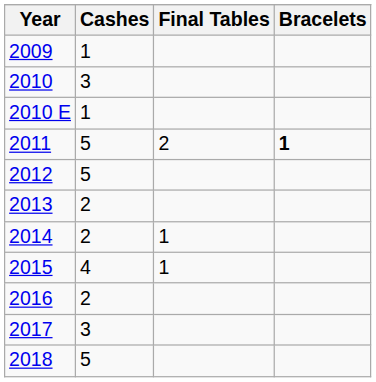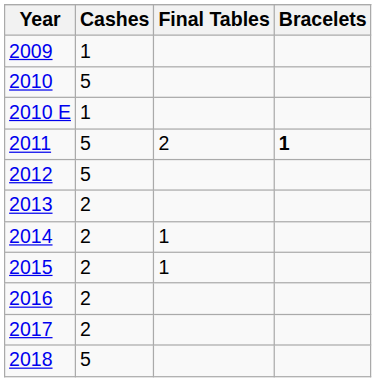(85, 81) 3 -> (85, 81) 5
(85, 267) 4 -> (85, 267) 2
(85, 329) 3 -> (85, 329) 2
